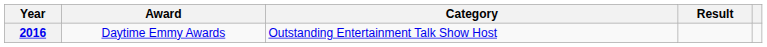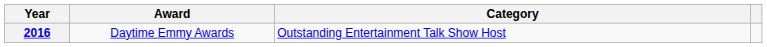- column: (715, 14)
